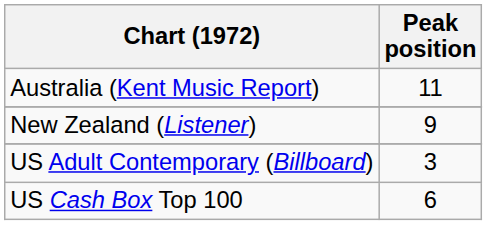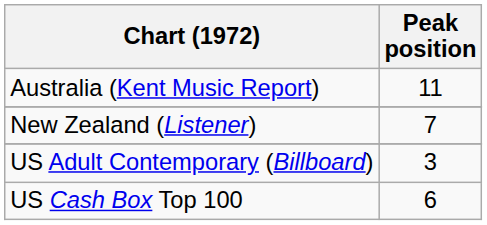(430, 125) 9 -> (430, 125) 7
